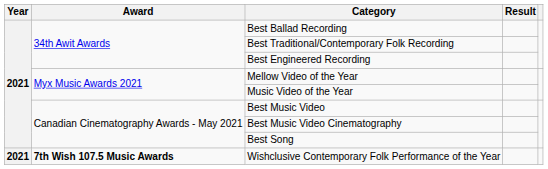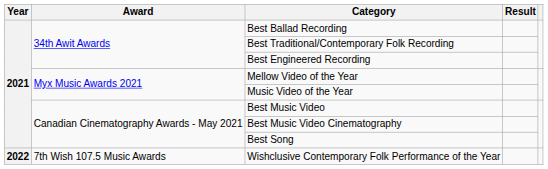(18, 156) 2021 -> (18, 156) 2022
(104, 156) bold -> (100, 156) normal
